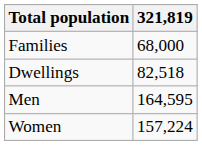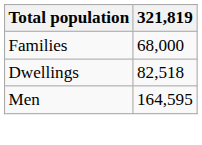- row: (35, 126)
